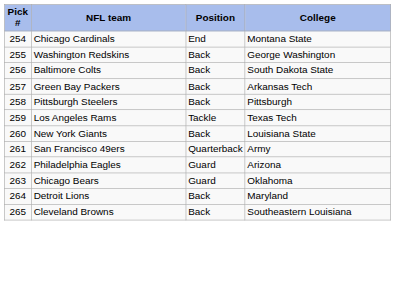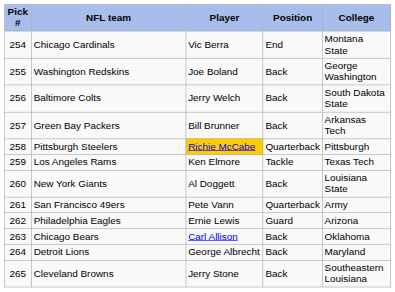+ column: (224, 17)
(199, 102) Back -> (293, 146) Quarterback
(202, 180) Guard -> (276, 236) Back
